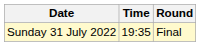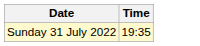- column: (175, 13)
